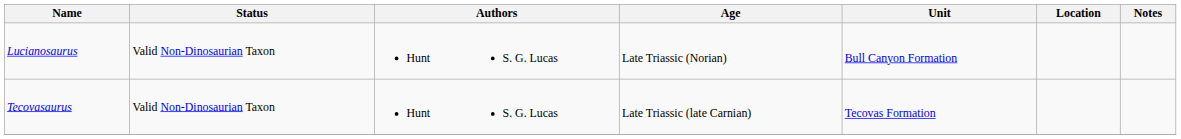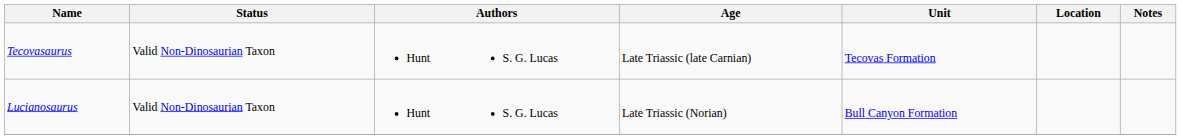rows swapped: (42, 51) <-> (39, 106)
